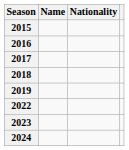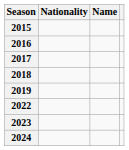columns swapped: (53, 12) <-> (93, 12)
